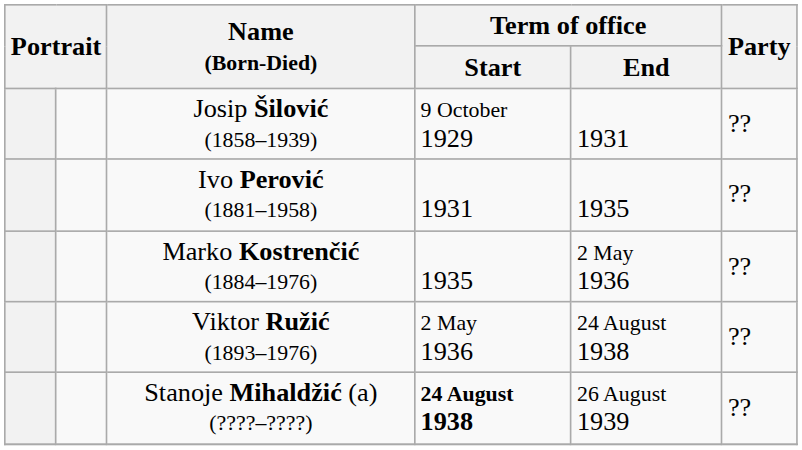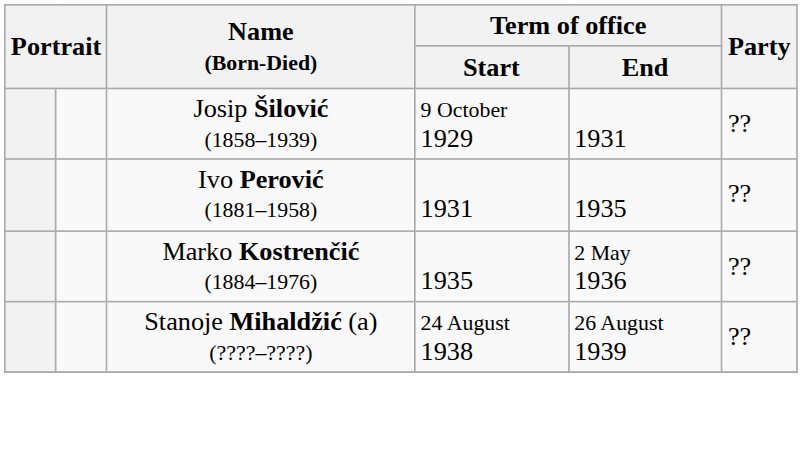- row: (261, 336)
(467, 407) bold -> (465, 338) normal
